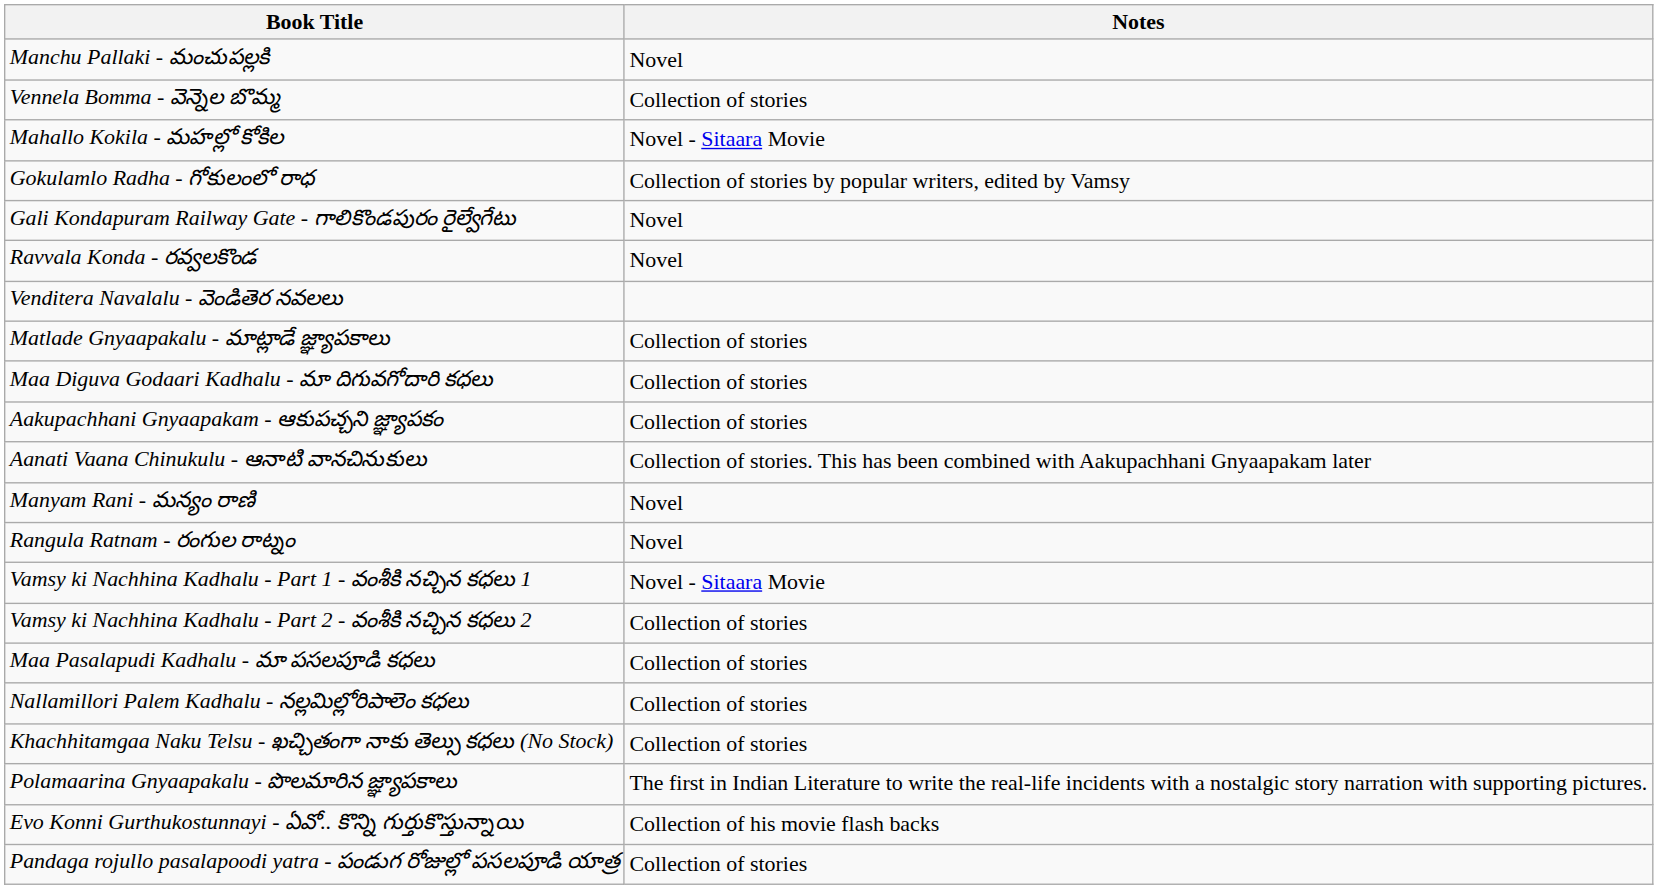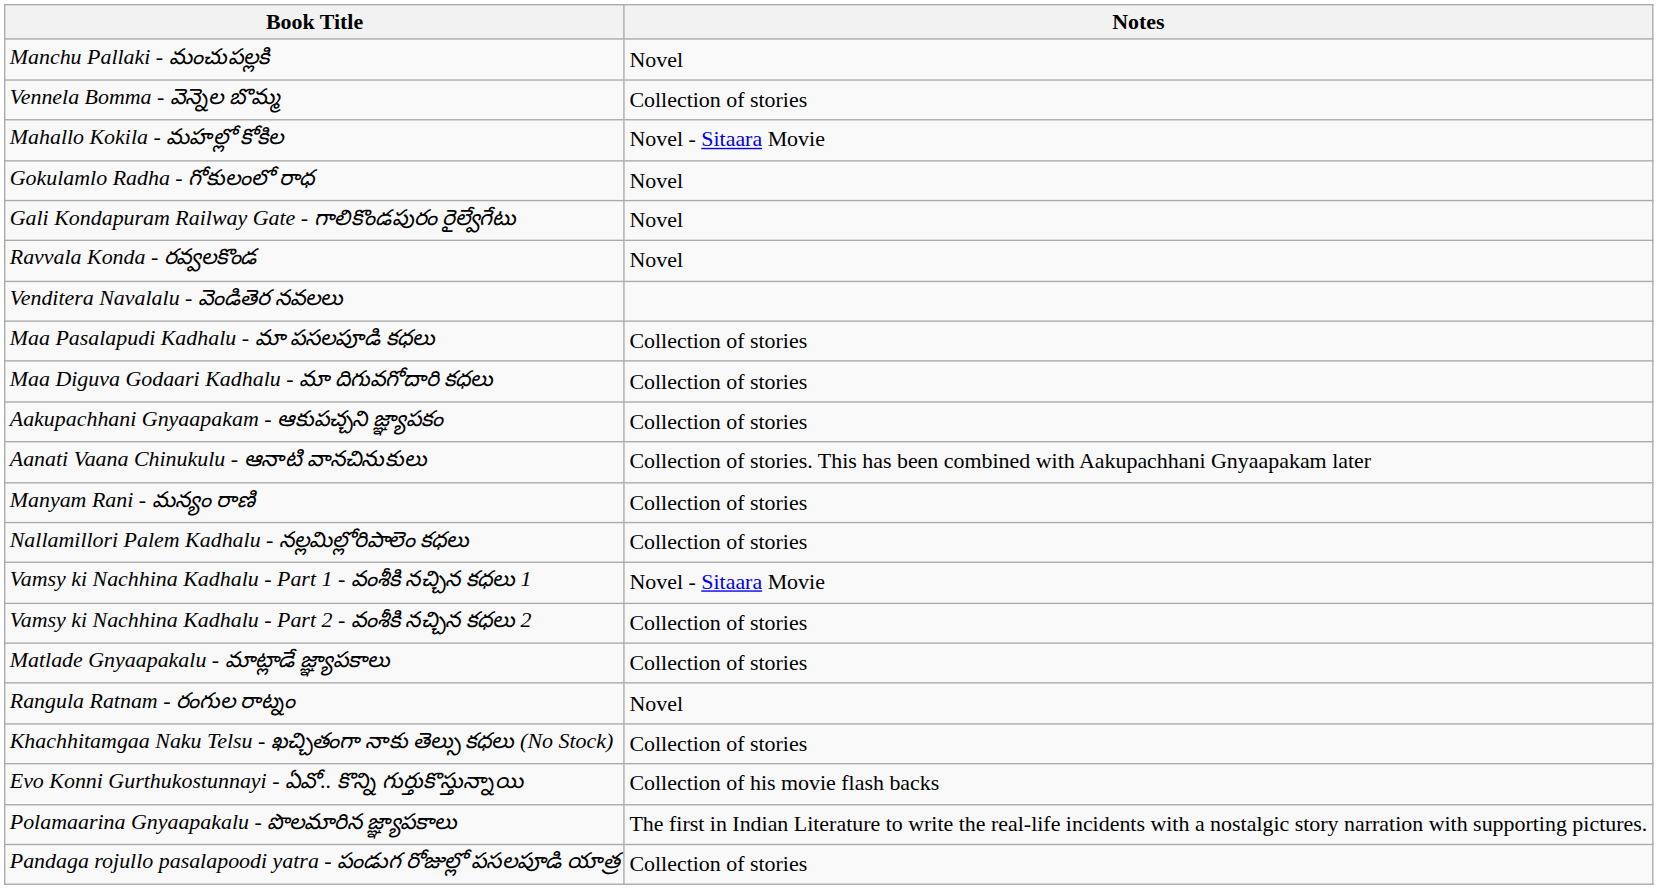(880, 180) Collection of stories by popular writers, edited by Vamsy -> (656, 180) Novel
rows swapped: (223, 660) <-> (200, 338)
(656, 502) Novel -> (718, 502) Collection of stories
rows swapped: (152, 539) <-> (240, 700)
rows swapped: (234, 781) <-> (267, 821)
